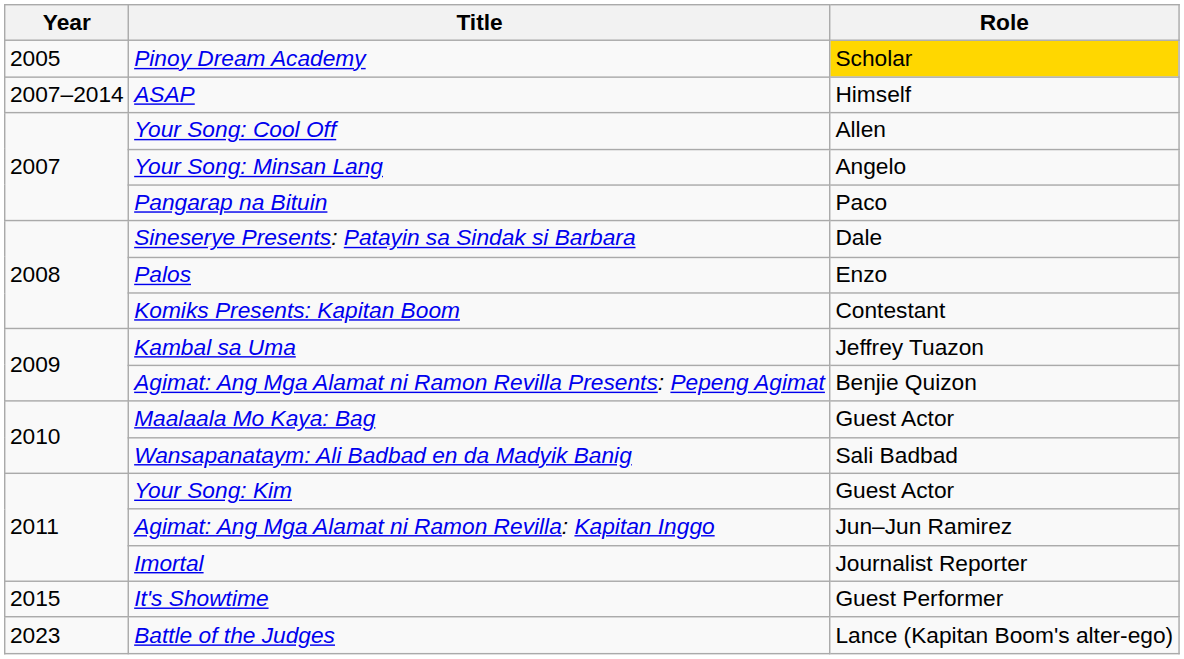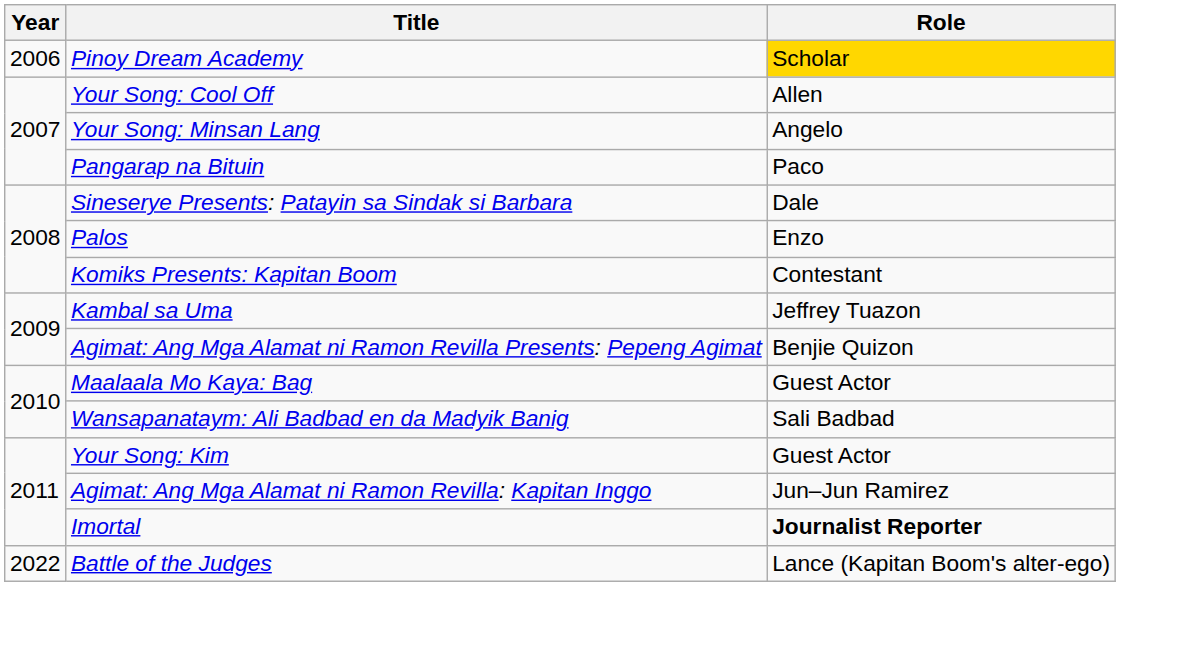(35, 58) 2005 -> (35, 58) 2006
- row: (164, 94)
(931, 563) normal -> (877, 526) bold
- row: (201, 599)
(35, 635) 2023 -> (35, 563) 2022
